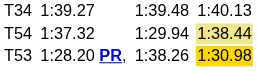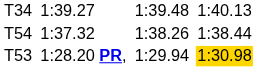(162, 33) 1:29.94 -> (162, 33) 1:38.26
(225, 33) khaki background -> (225, 33) no background
(162, 56) 1:38.26 -> (162, 56) 1:29.94
